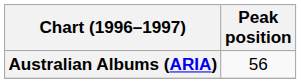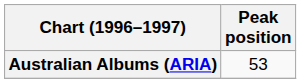(258, 64) 56 -> (258, 64) 53
